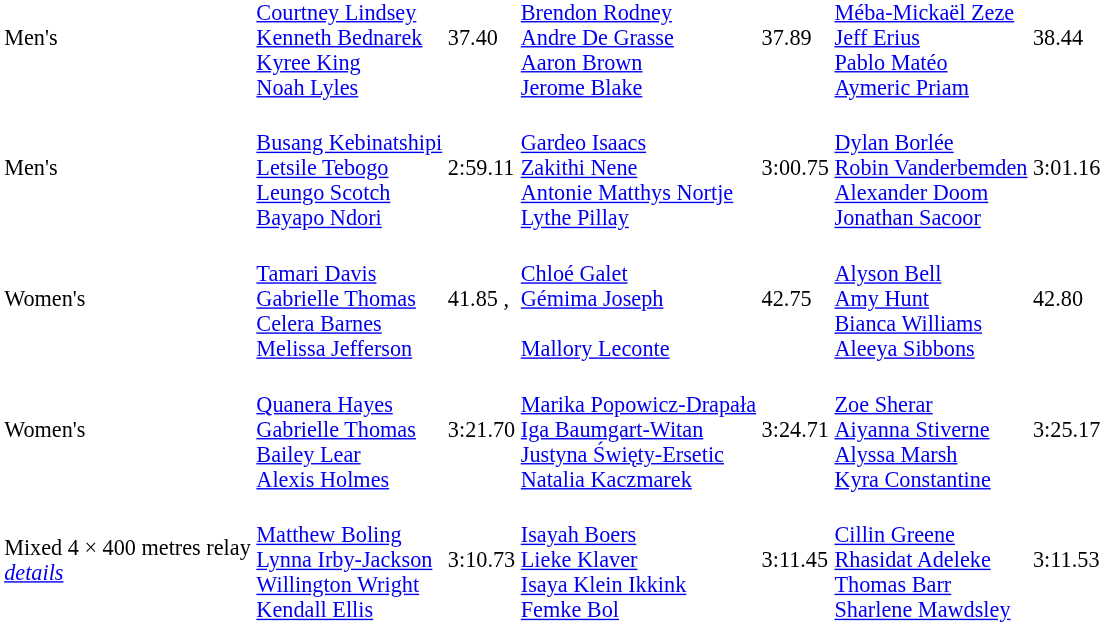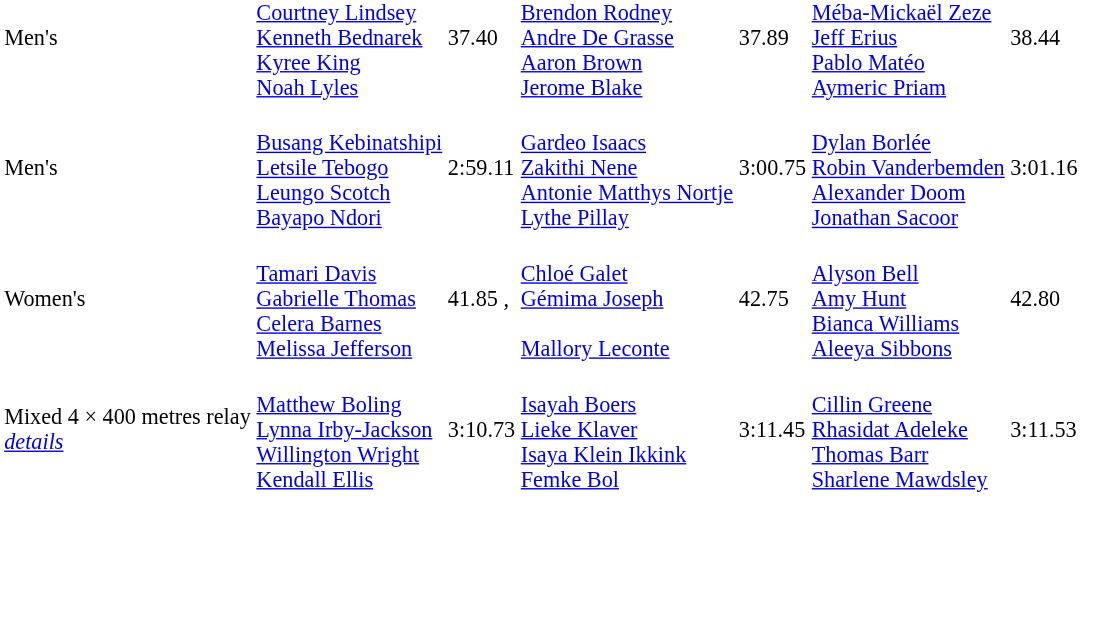- row: (336, 442)
